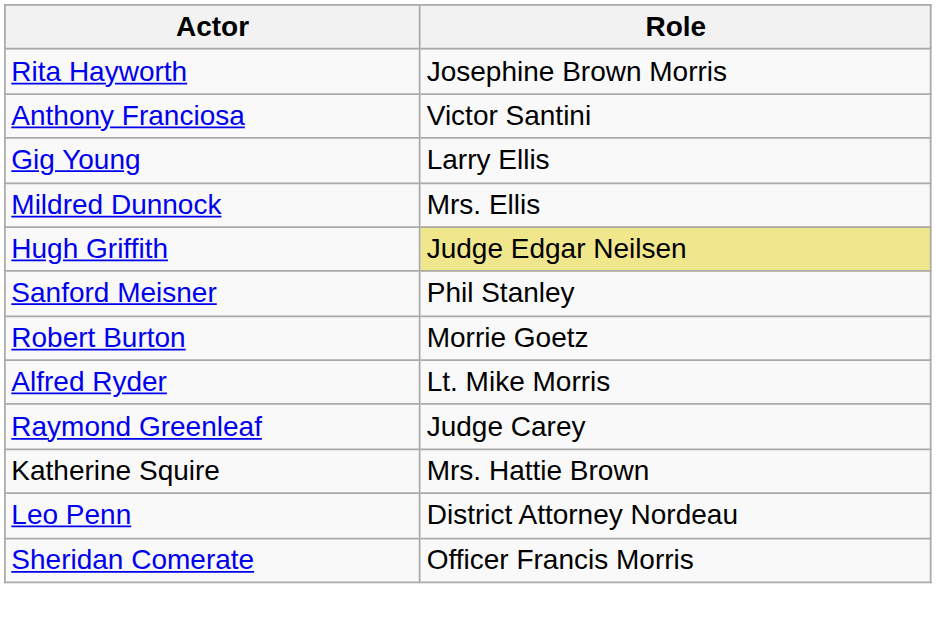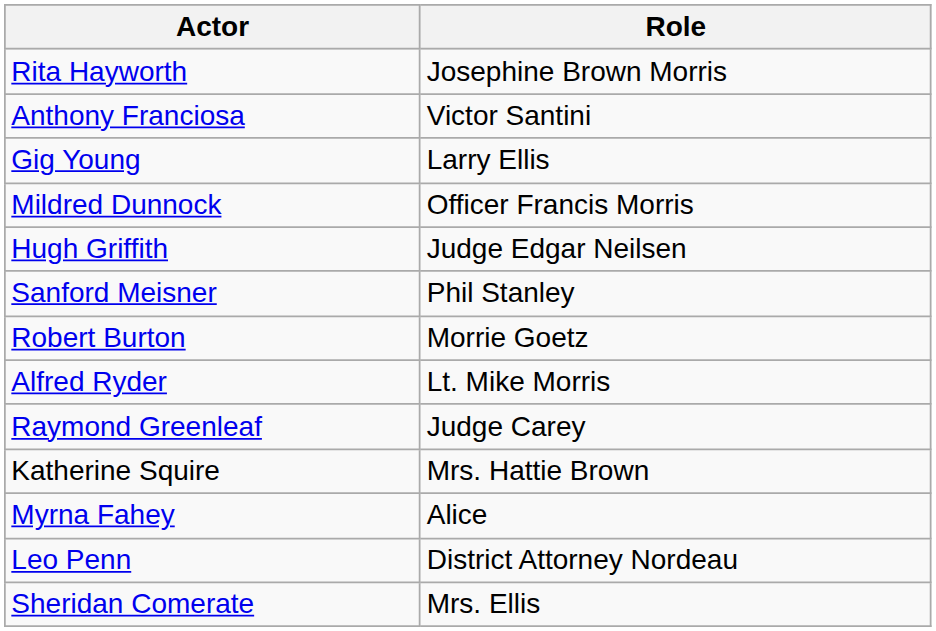(483, 204) Mrs. Ellis -> (560, 204) Officer Francis Morris
(557, 248) khaki background -> (557, 248) no background
+ row: (93, 515)
(560, 559) Officer Francis Morris -> (483, 603) Mrs. Ellis
